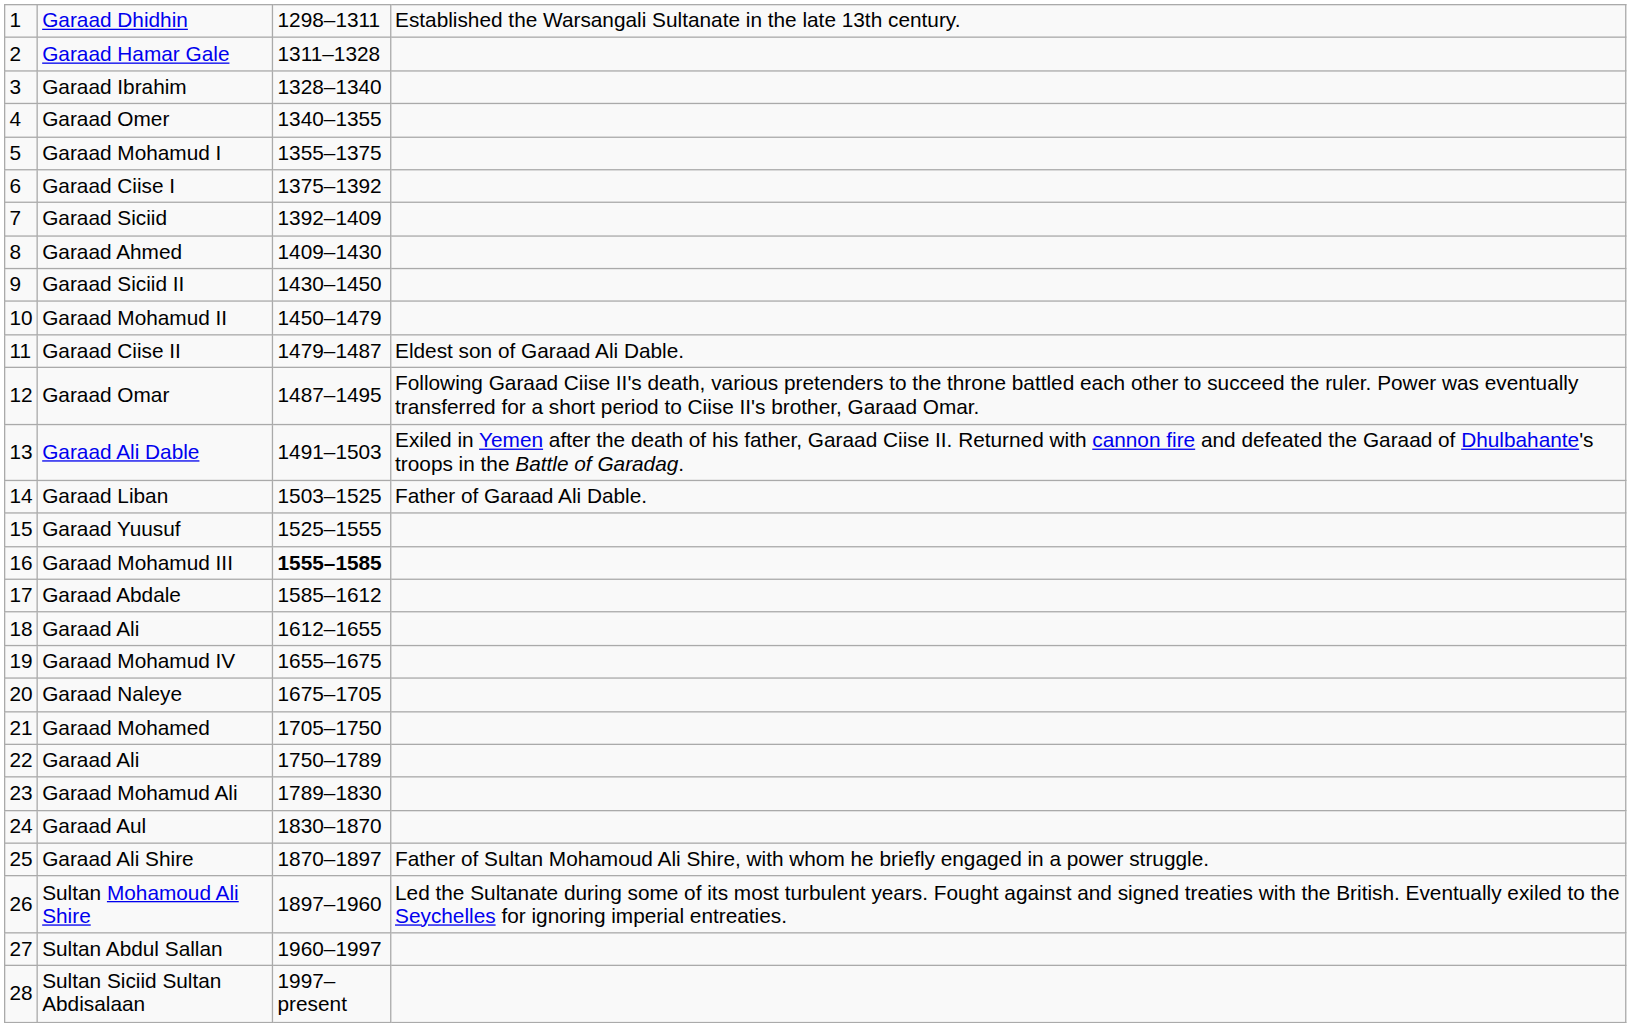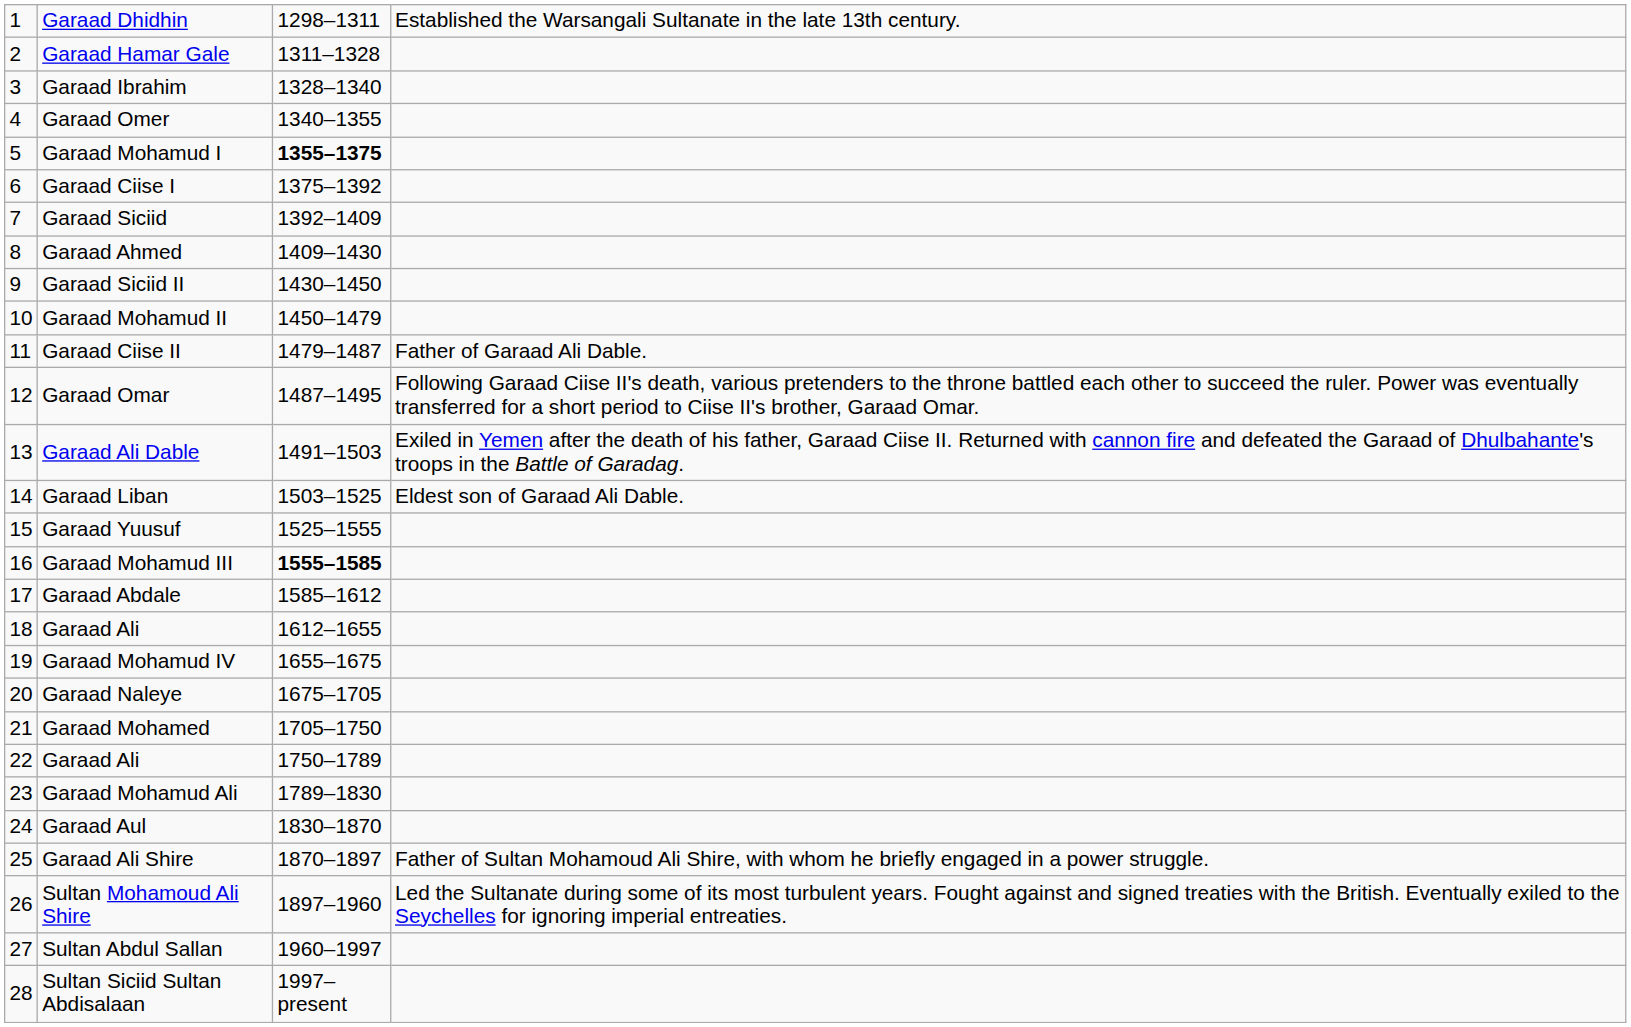(330, 152) normal -> (330, 152) bold
(540, 350) Eldest son of Garaad Ali Dable. -> (521, 350) Father of Garaad Ali Dable.
(521, 496) Father of Garaad Ali Dable. -> (540, 496) Eldest son of Garaad Ali Dable.
